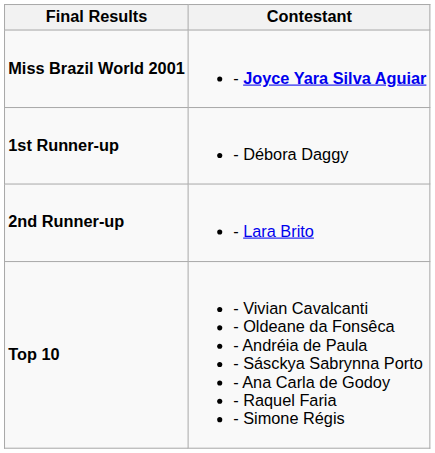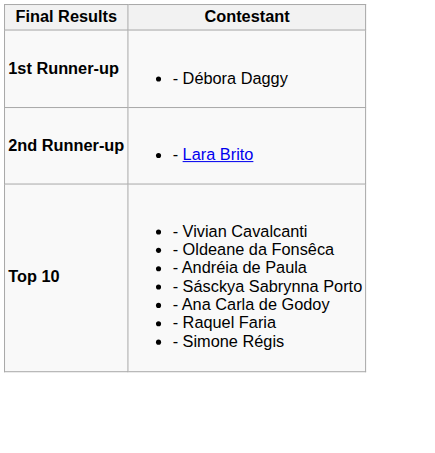- row: (97, 68)
